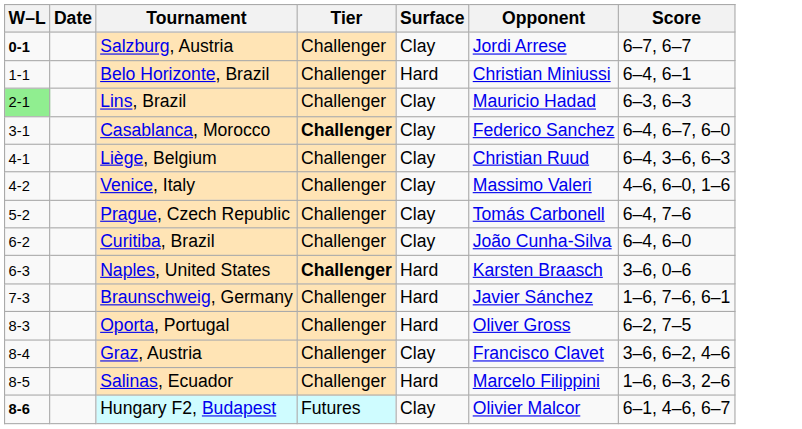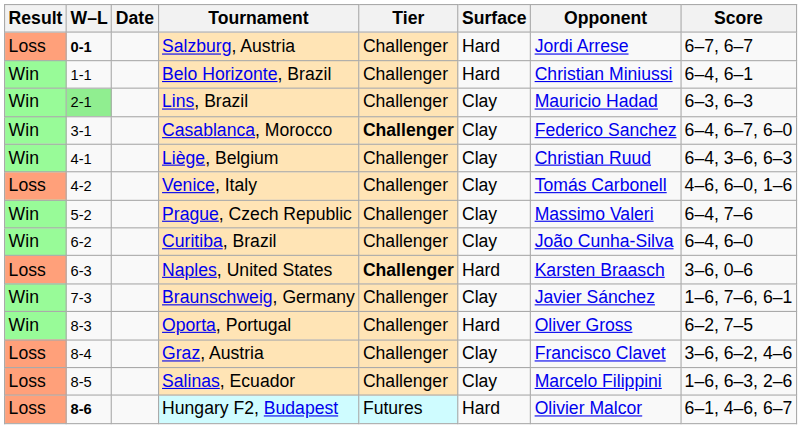+ column: (36, 18)
(418, 46) Clay -> (481, 46) Hard
(532, 185) Massimo Valeri -> (601, 185) Tomás Carbonell
(539, 213) Tomás Carbonell -> (594, 213) Massimo Valeri
(419, 297) Hard -> (480, 297) Clay
(419, 381) Hard -> (480, 381) Clay
(418, 409) Clay -> (481, 409) Hard
